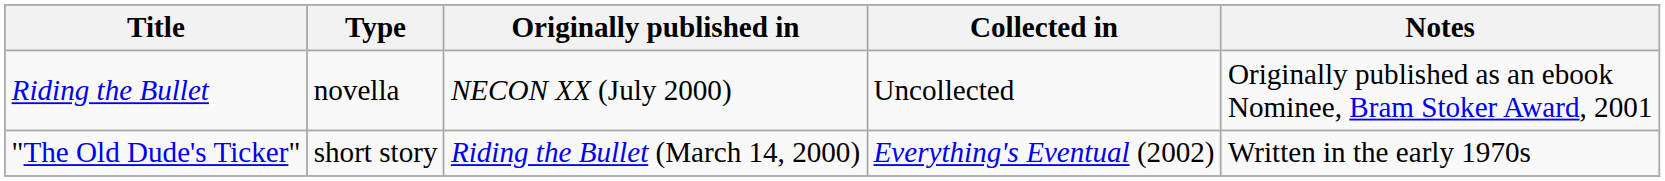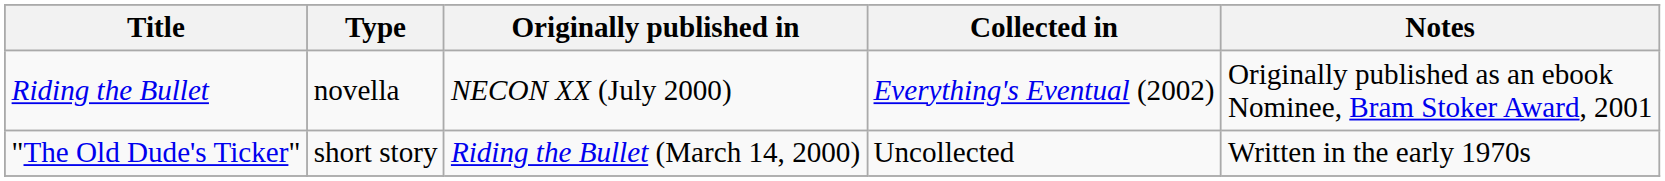(944, 90) Uncollected -> (1044, 90) Everything's Eventual (2002)
(1044, 152) Everything's Eventual (2002) -> (944, 152) Uncollected
